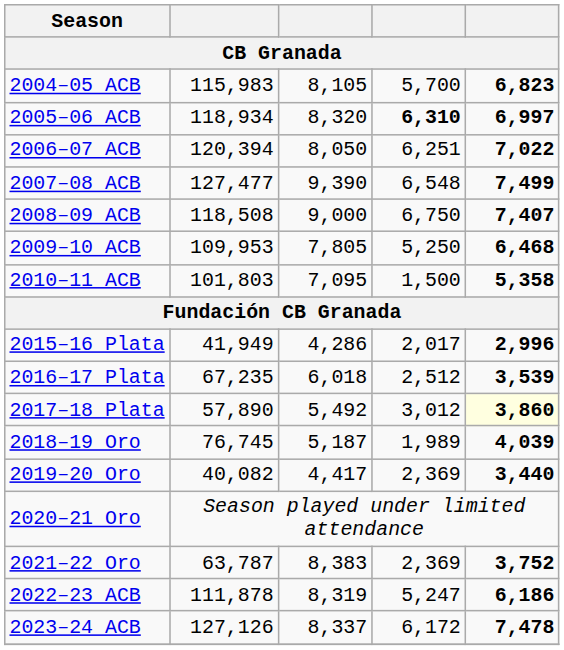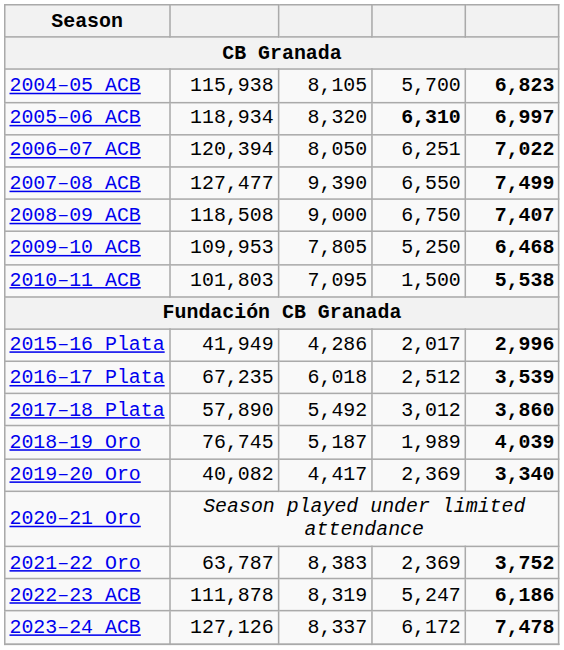(232, 86) 115,983 -> (232, 86) 115,938
(431, 183) 6,548 -> (431, 183) 6,550
(525, 280) 5,358 -> (525, 280) 5,538
(525, 410) lightyellow background -> (525, 410) no background
(525, 475) 3,440 -> (525, 475) 3,340
